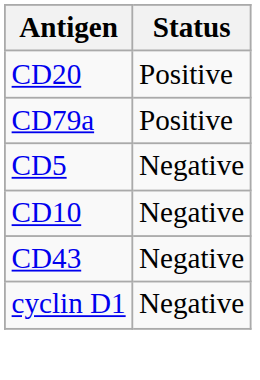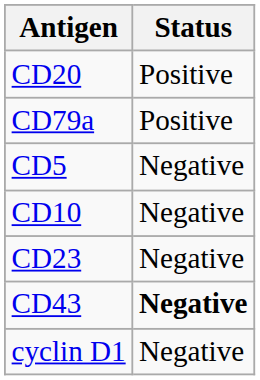+ row: (46, 258)
(192, 258) normal -> (193, 304) bold
